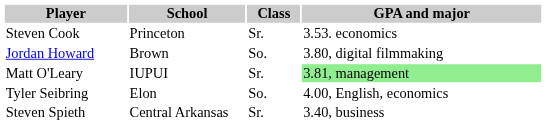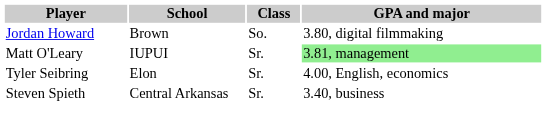- row: (43, 33)
(258, 93) So. -> (256, 73) Sr.
